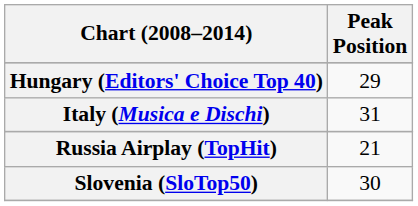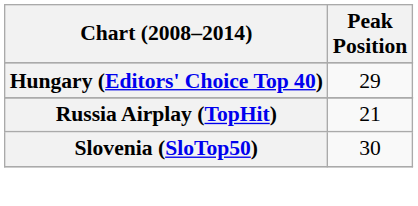- row: (166, 114)
